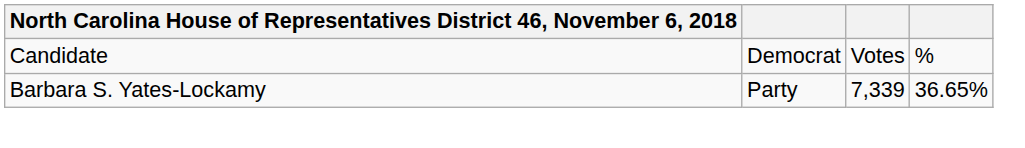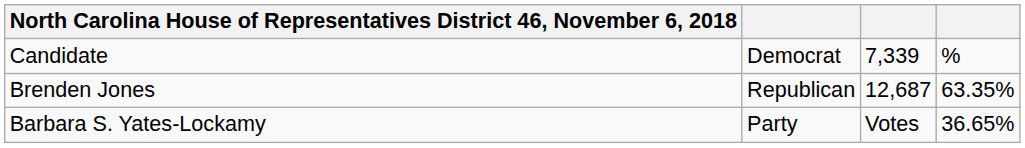(878, 55) Votes -> (892, 55) 7,339
+ row: (82, 90)
(878, 90) 7,339 -> (892, 124) Votes
